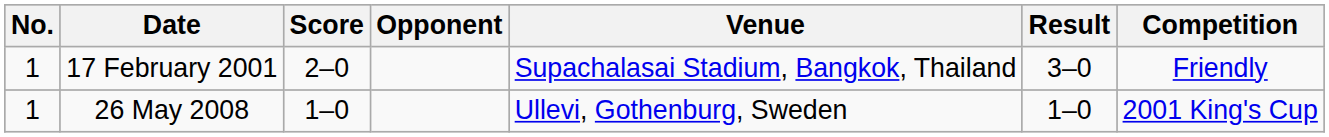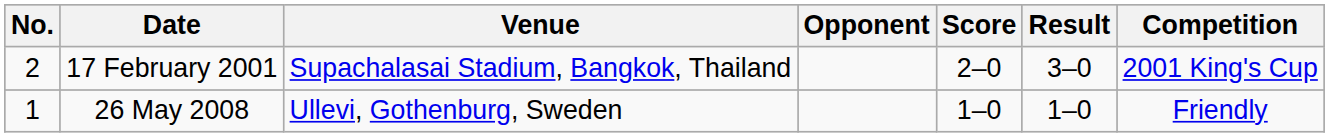columns swapped: (765, 25) <-> (327, 25)
(33, 68) 1 -> (33, 68) 2
(1220, 68) Friendly -> (1220, 68) 2001 King's Cup
(1220, 110) 2001 King's Cup -> (1220, 110) Friendly
